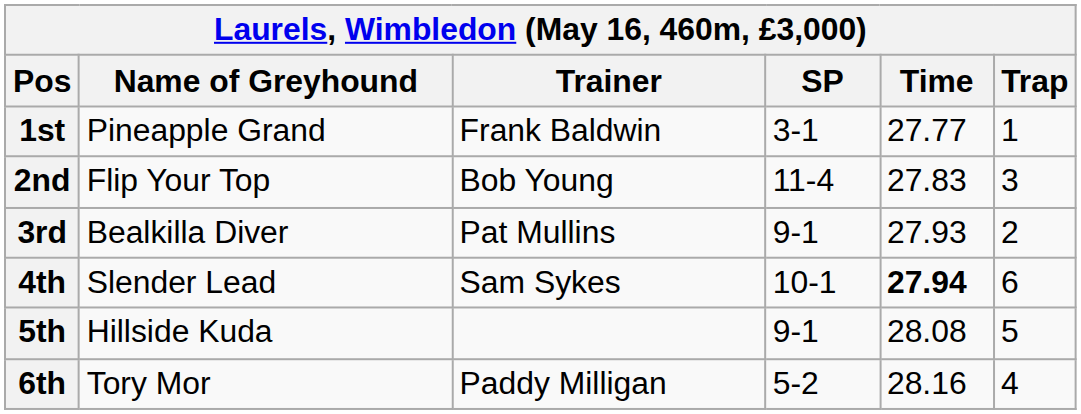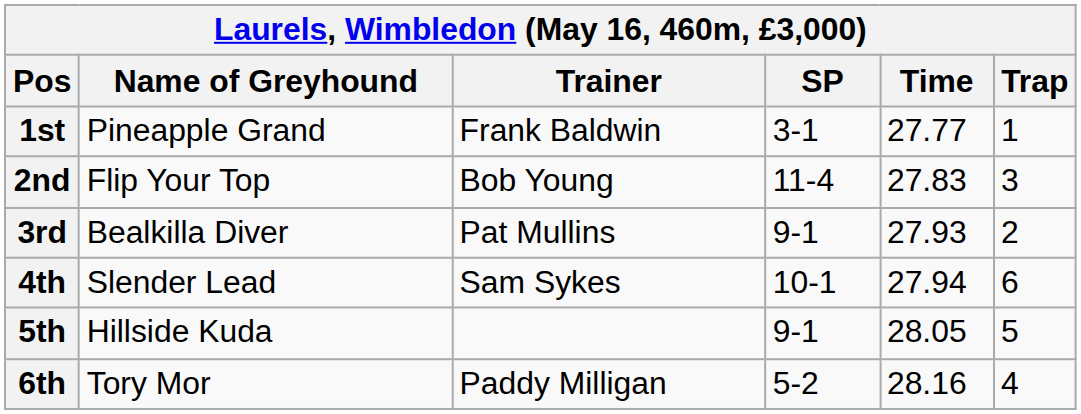(927, 282) bold -> (927, 282) normal
(927, 332) 28.08 -> (927, 332) 28.05
